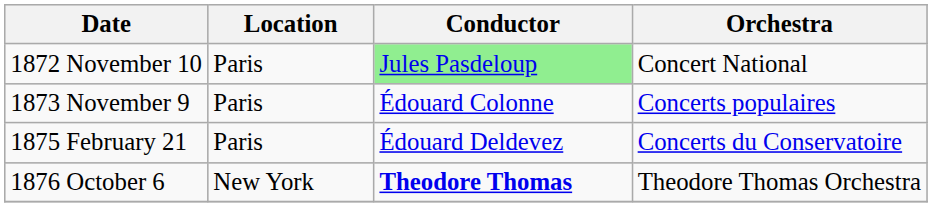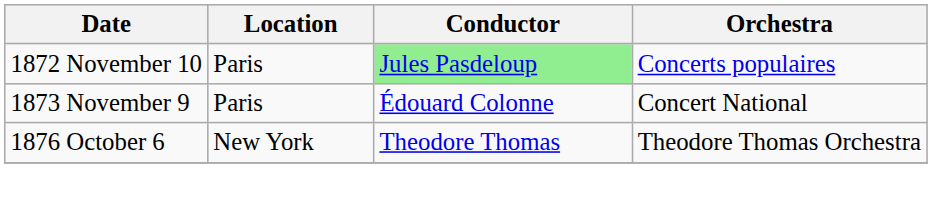(723, 63) Concert National -> (736, 63) Concerts populaires
(736, 102) Concerts populaires -> (723, 102) Concert National
- row: (99, 142)
(476, 181) bold -> (470, 142) normal
